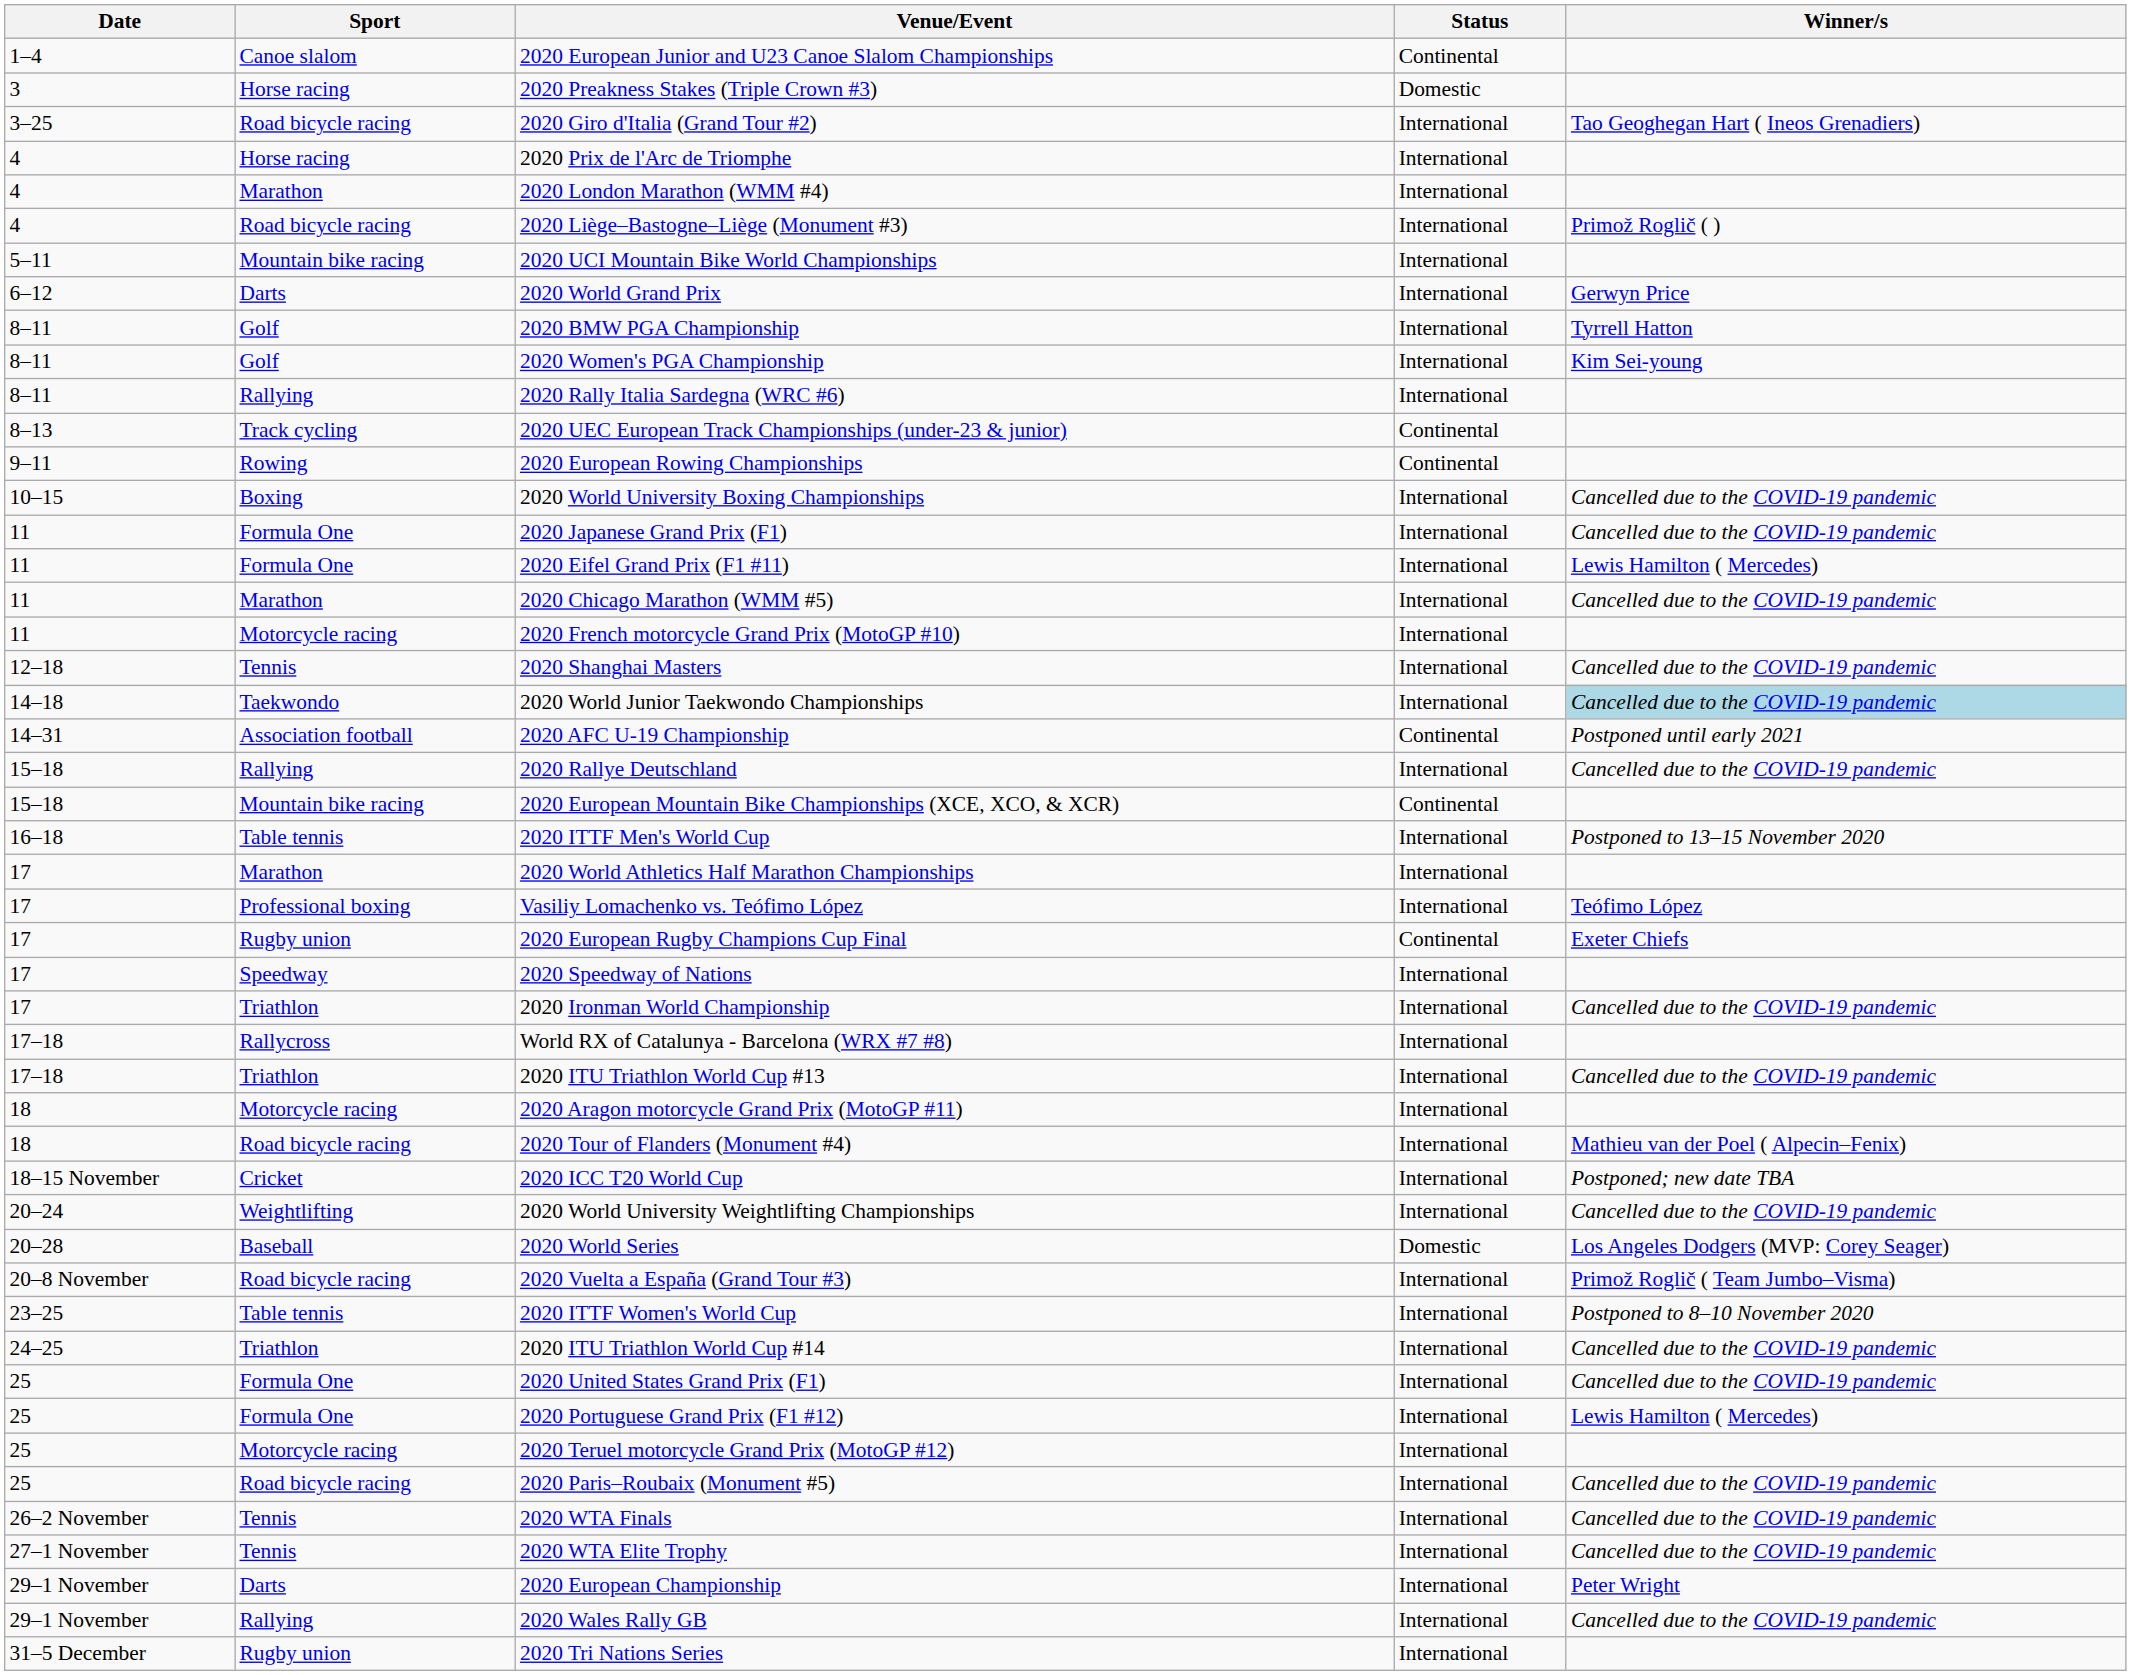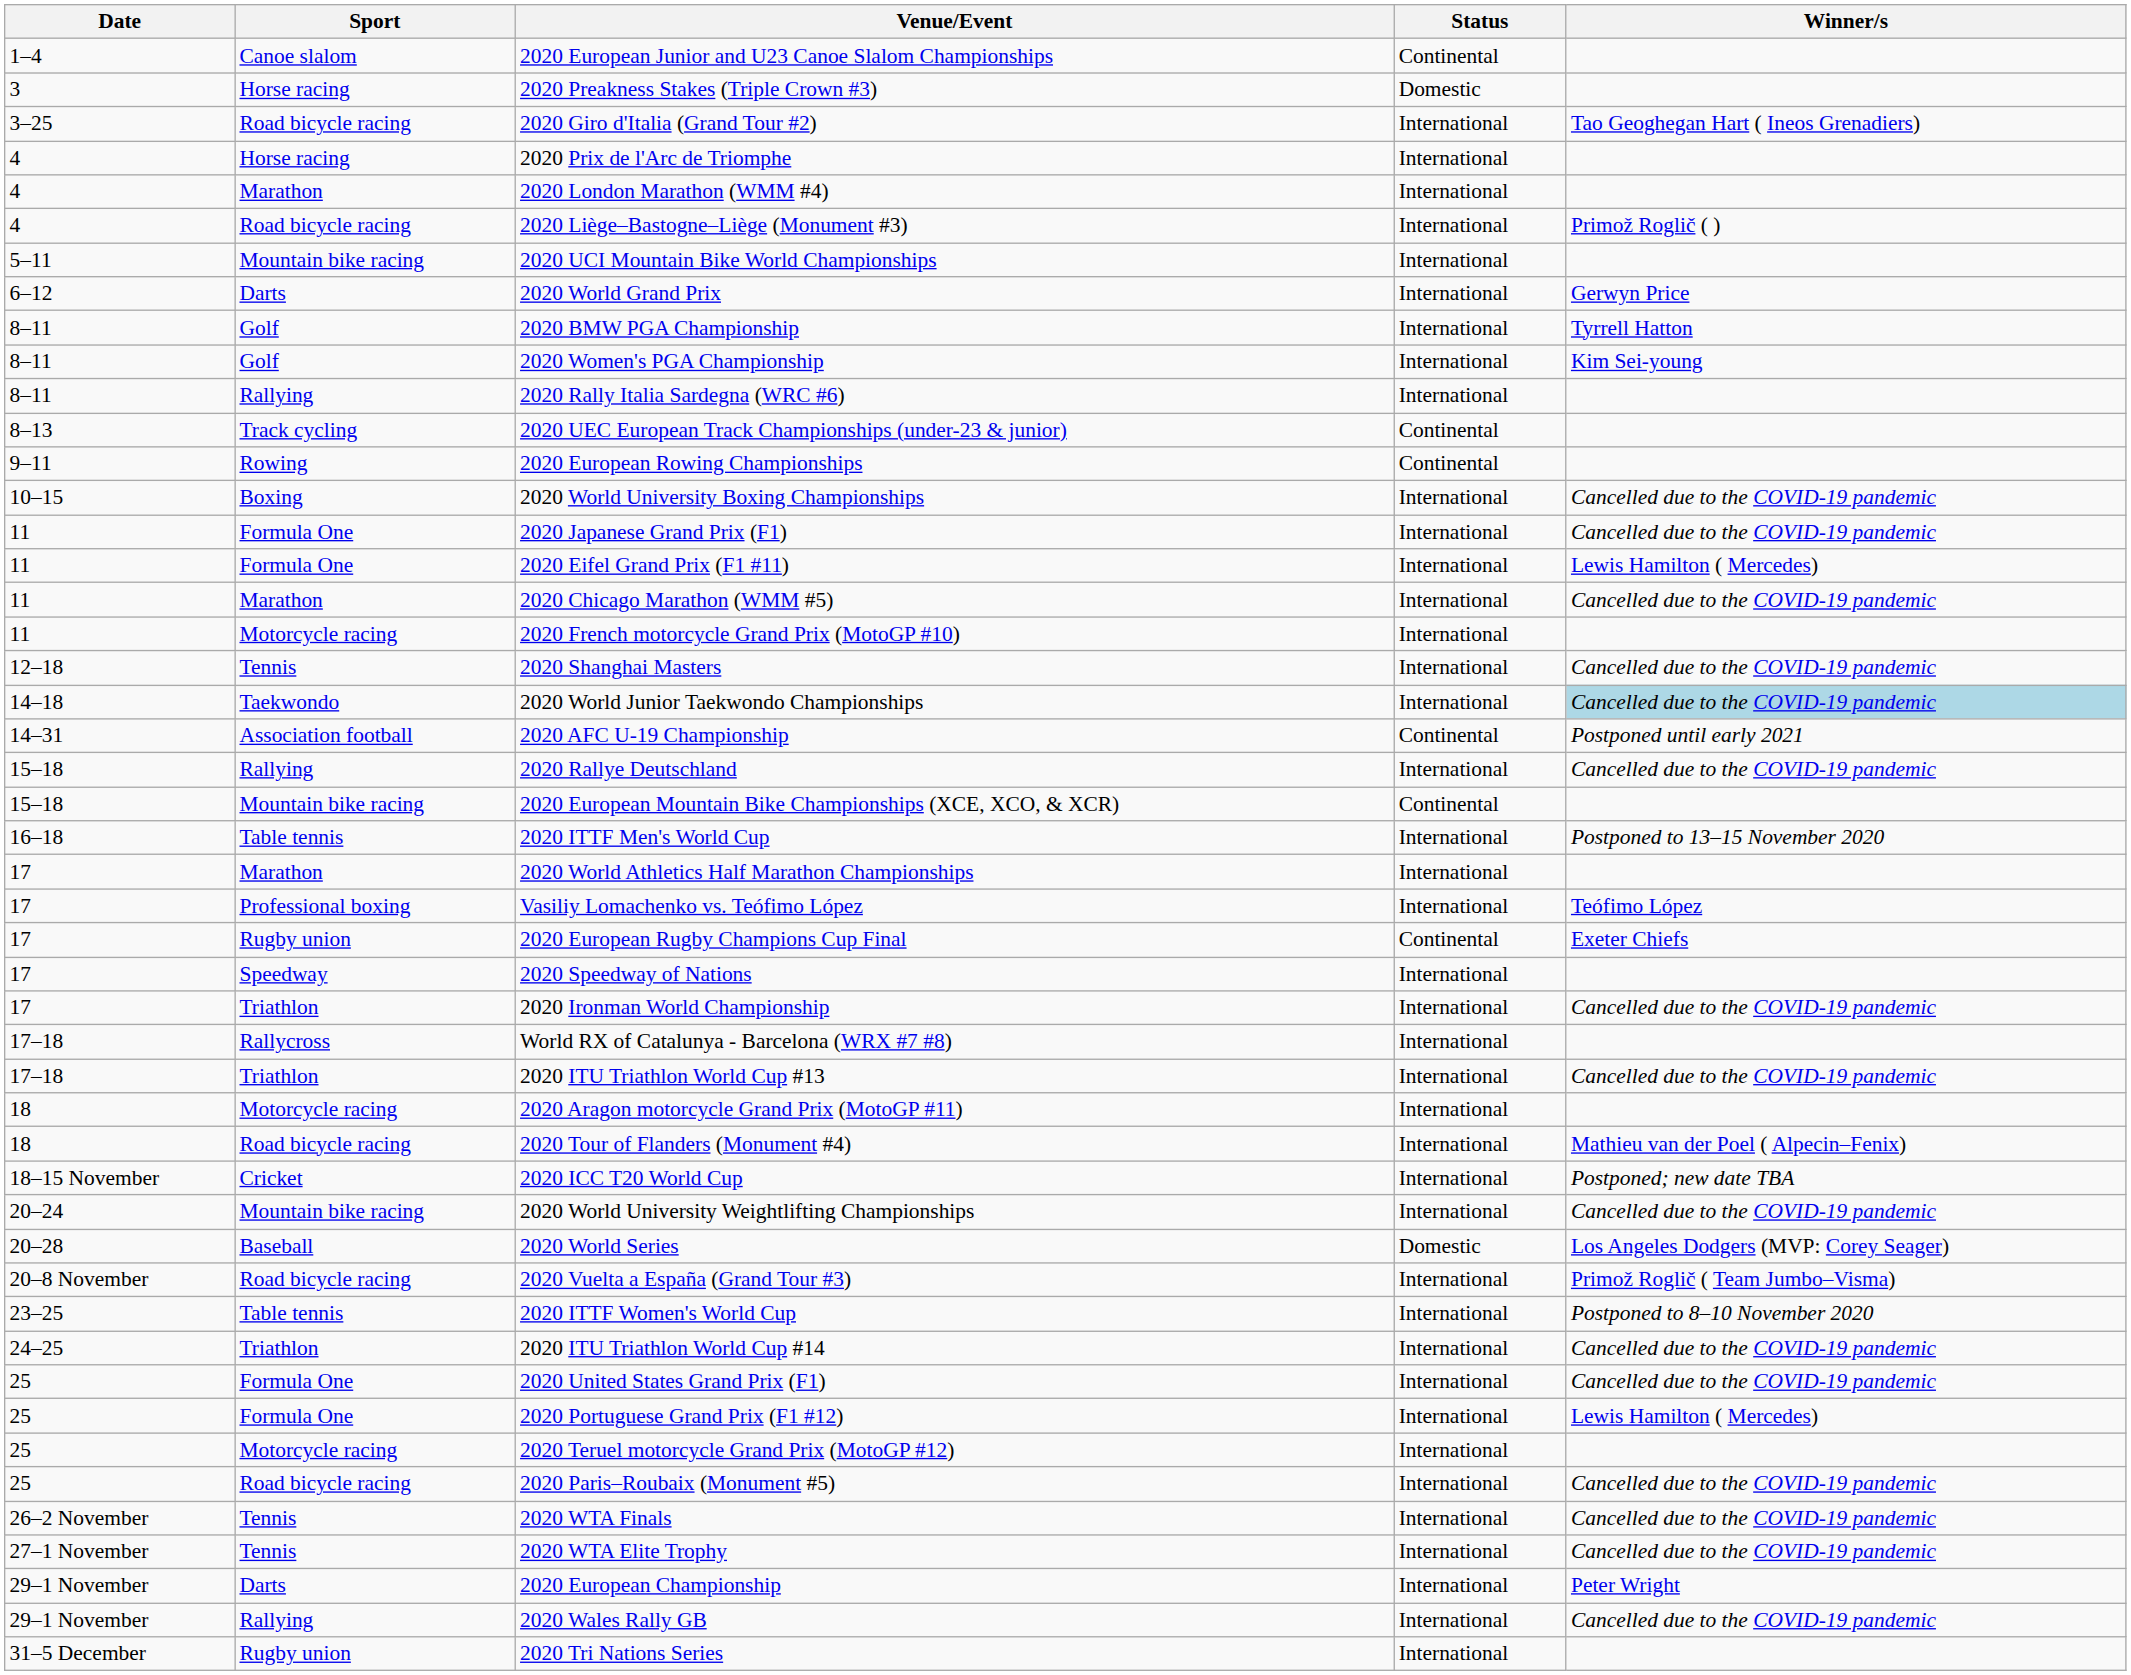(296, 1211) Weightlifting -> (332, 1211) Mountain bike racing
